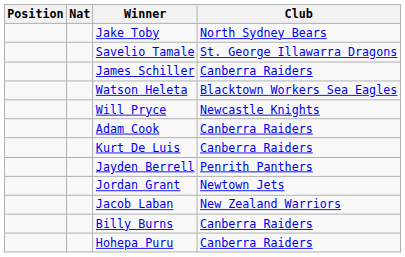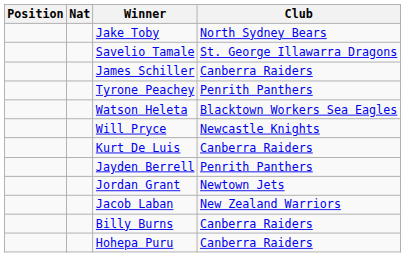+ row: (145, 90)
- row: (128, 128)
